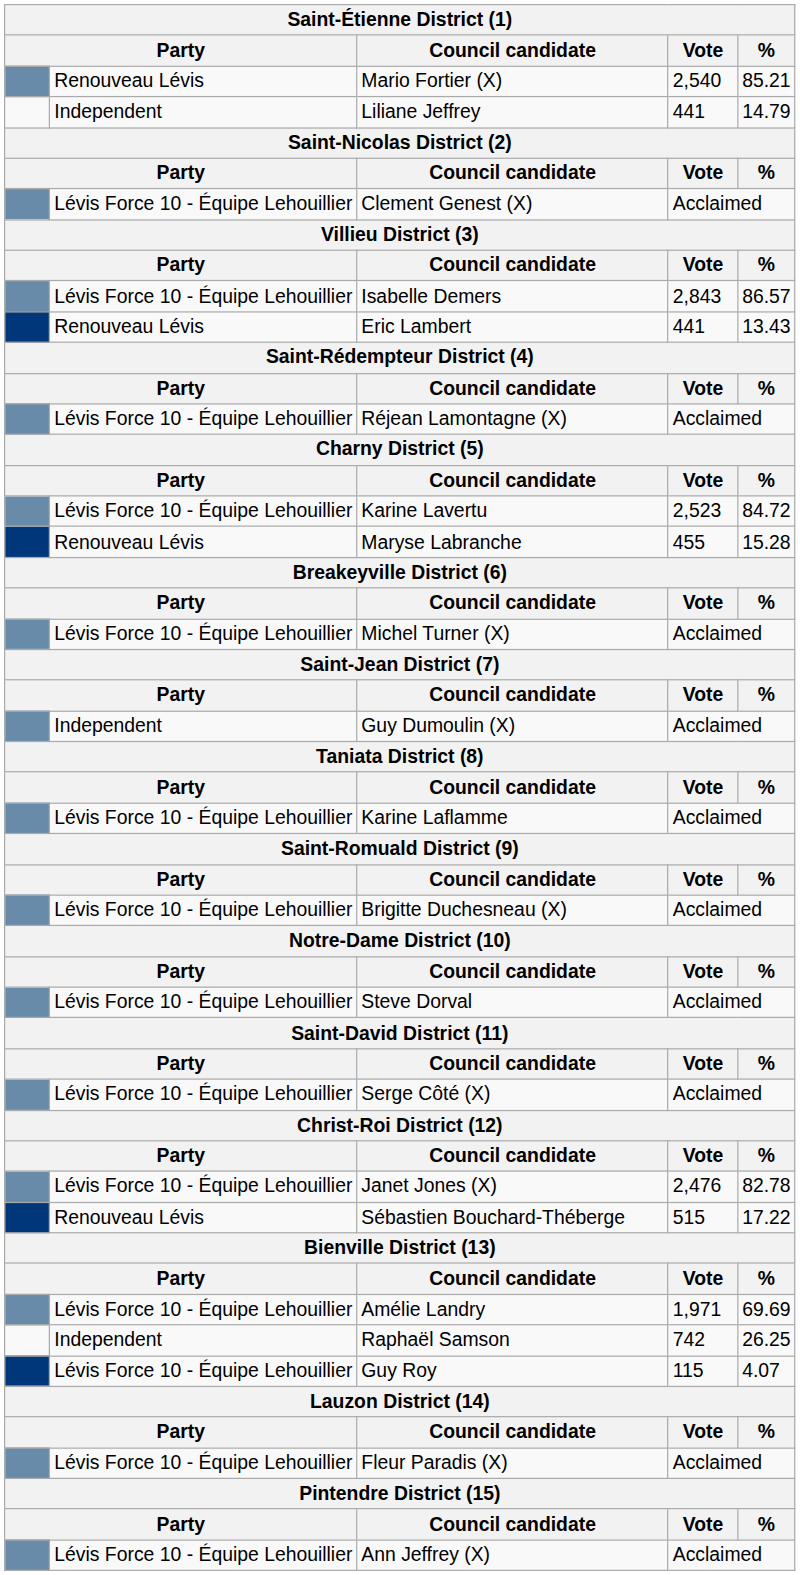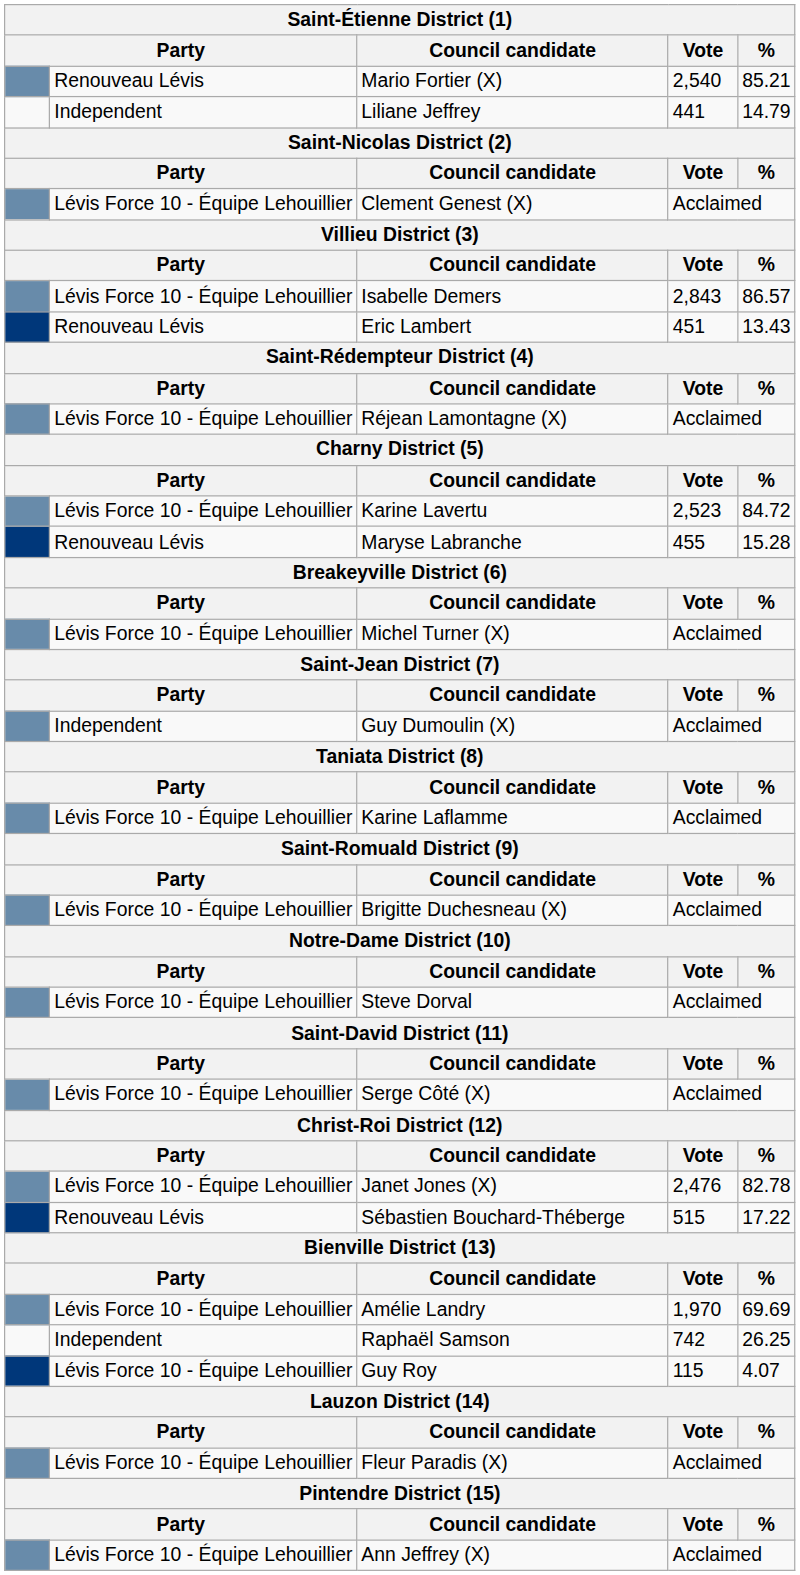(689, 326) 441 -> (689, 326) 451
(697, 1309) 1,971 -> (697, 1309) 1,970
